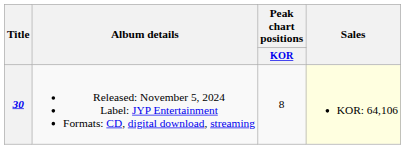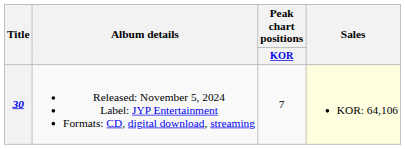(282, 104) 8 -> (282, 104) 7
